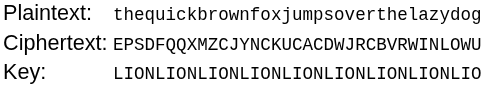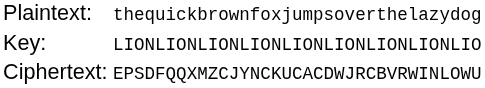rows swapped: (25, 72) <-> (55, 42)
